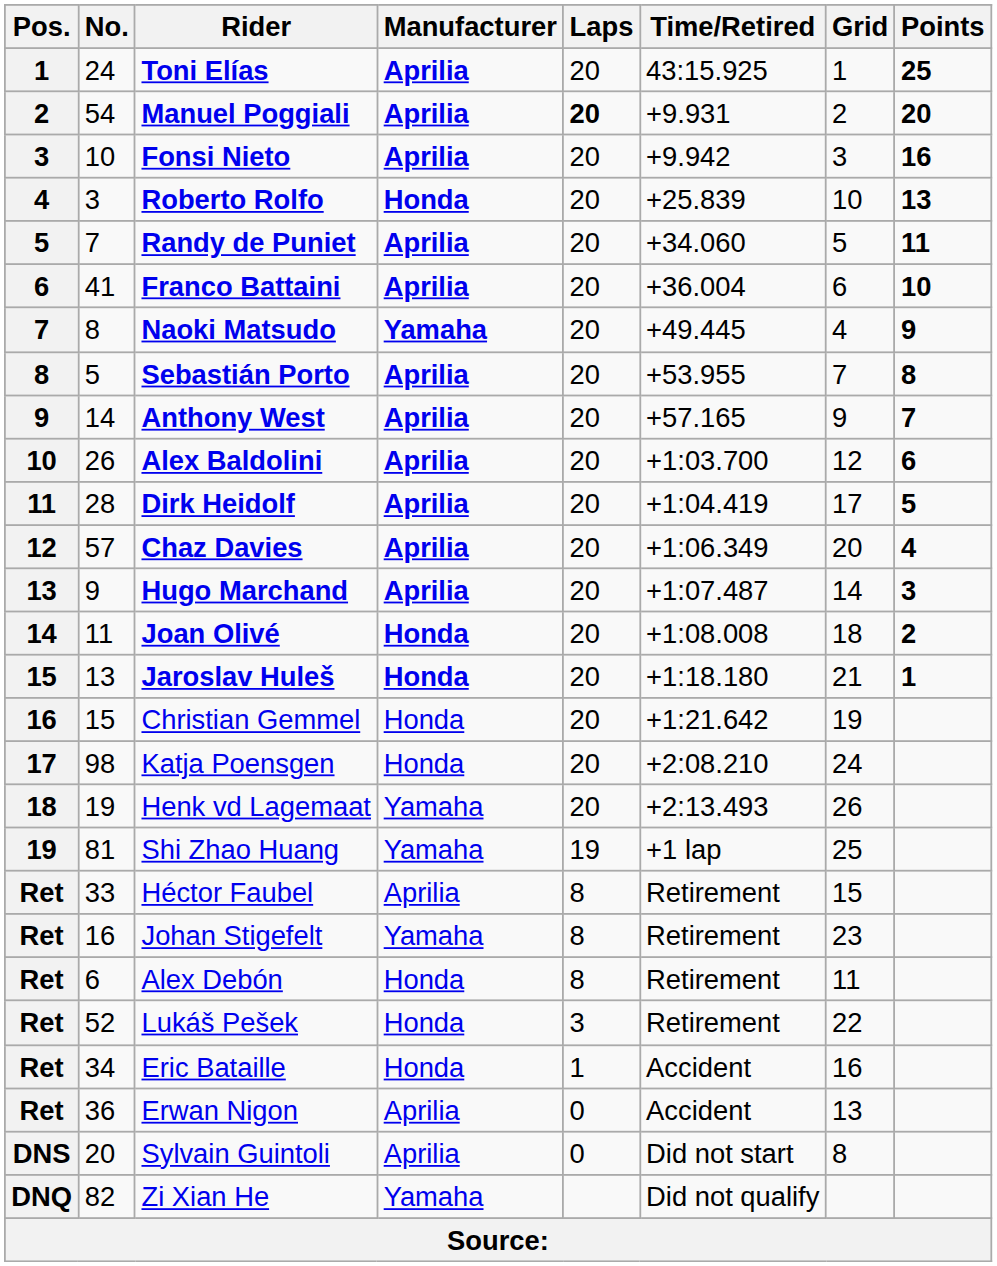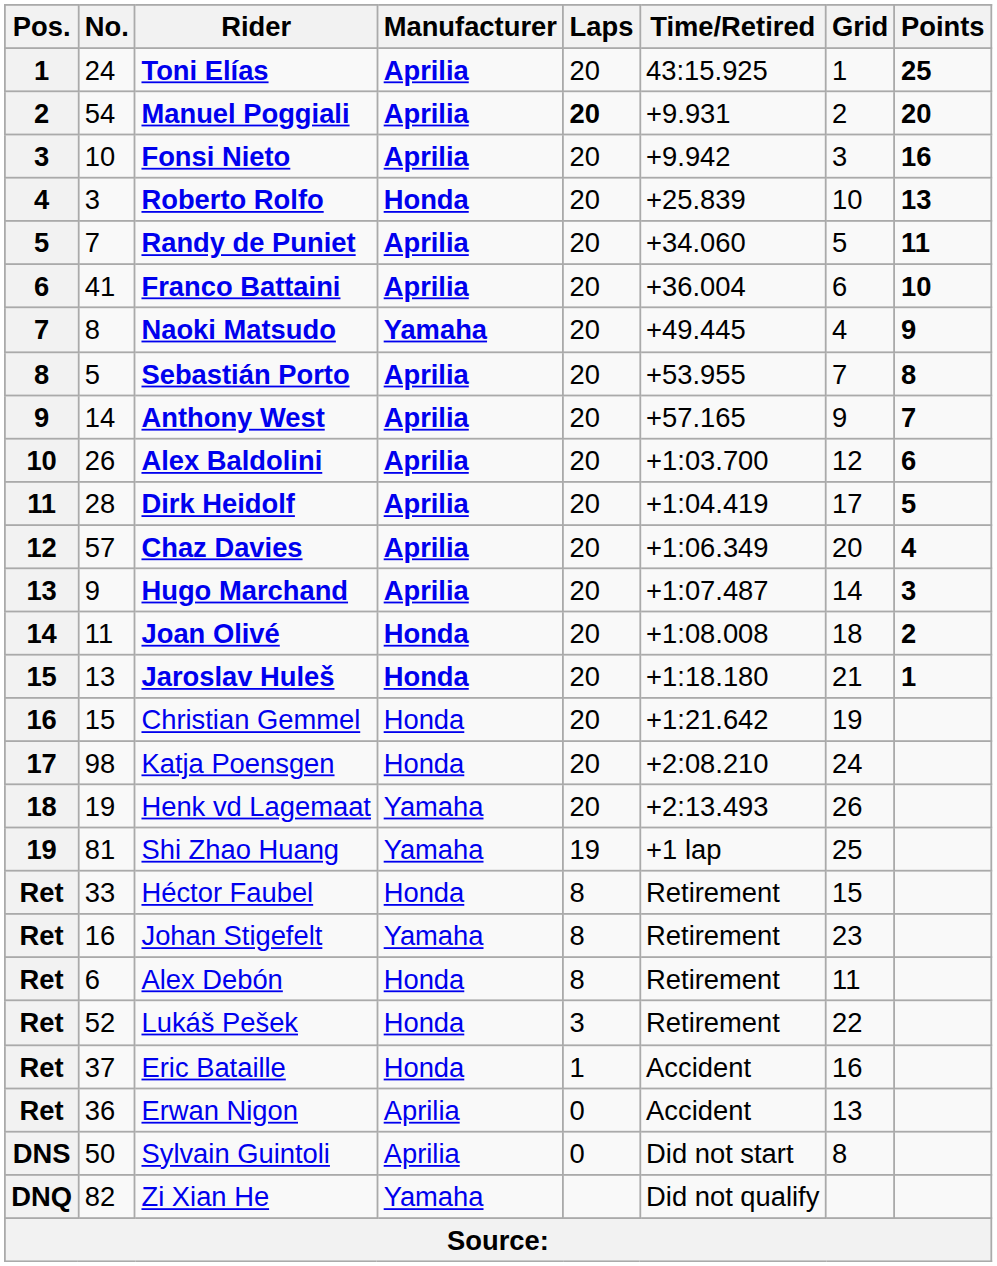(422, 893) Aprilia -> (424, 893) Honda
(100, 1066) 34 -> (100, 1066) 37
(100, 1153) 20 -> (100, 1153) 50
